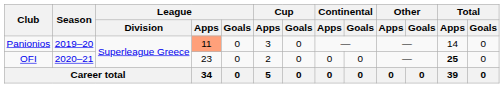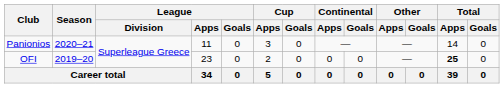(74, 43) 2019–20 -> (74, 43) 2020–21
(206, 43) lightsalmon background -> (206, 43) no background
(74, 59) 2020–21 -> (74, 59) 2019–20
